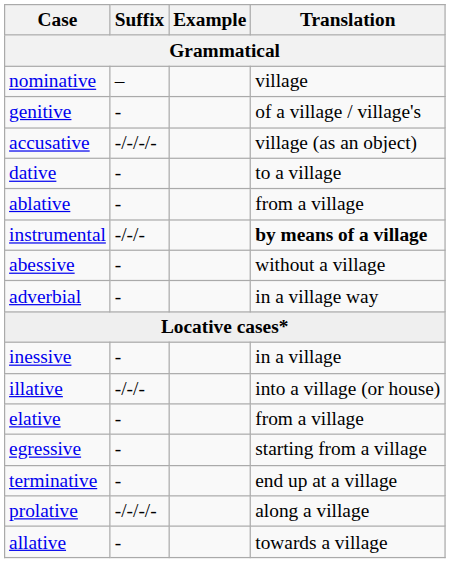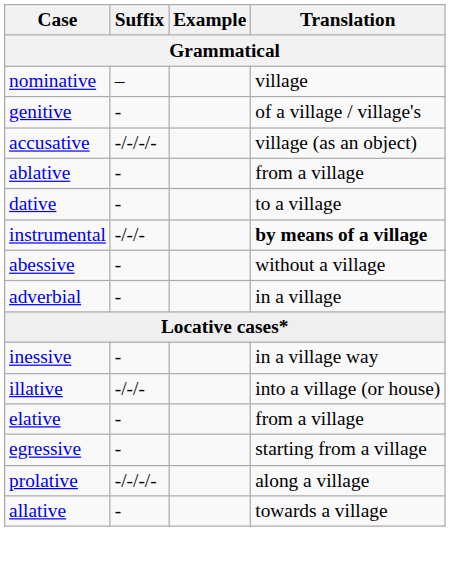rows swapped: (40, 204) <-> (33, 173)
(317, 296) in a village way -> (298, 296) in a village
(298, 357) in a village -> (317, 357) in a village way
- row: (53, 480)
